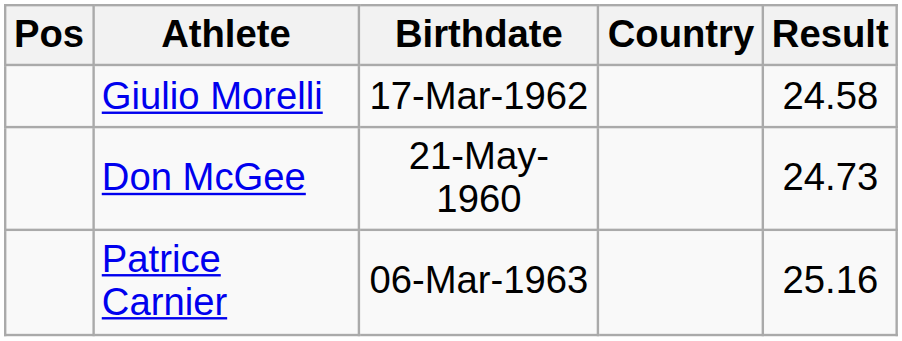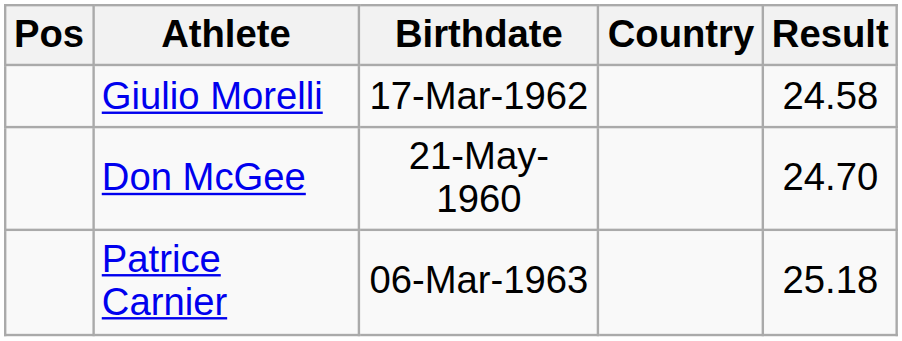(830, 177) 24.73 -> (830, 177) 24.70
(830, 281) 25.16 -> (830, 281) 25.18
